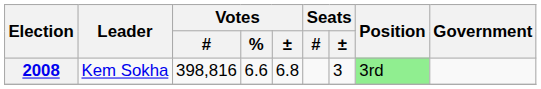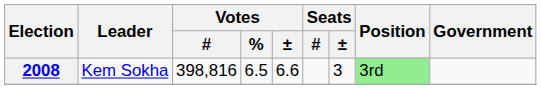(256, 71) 6.6 -> (256, 71) 6.5
(287, 71) 6.8 -> (287, 71) 6.6
